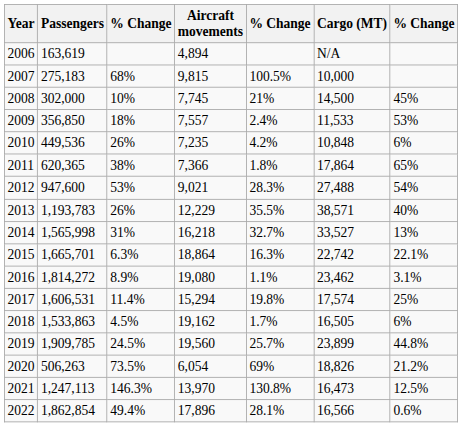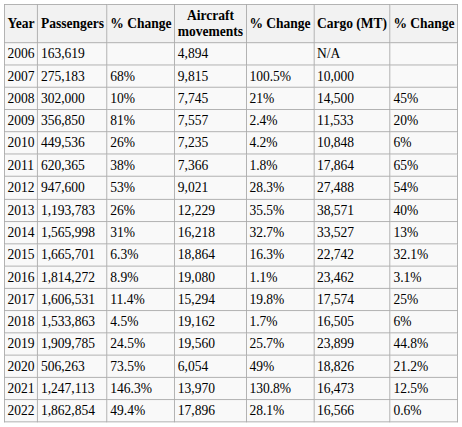(123, 121) 18% -> (123, 121) 81%
(406, 121) 53% -> (406, 121) 20%
(411, 254) 22.1% -> (411, 254) 32.1%
(262, 366) 69% -> (262, 366) 49%
